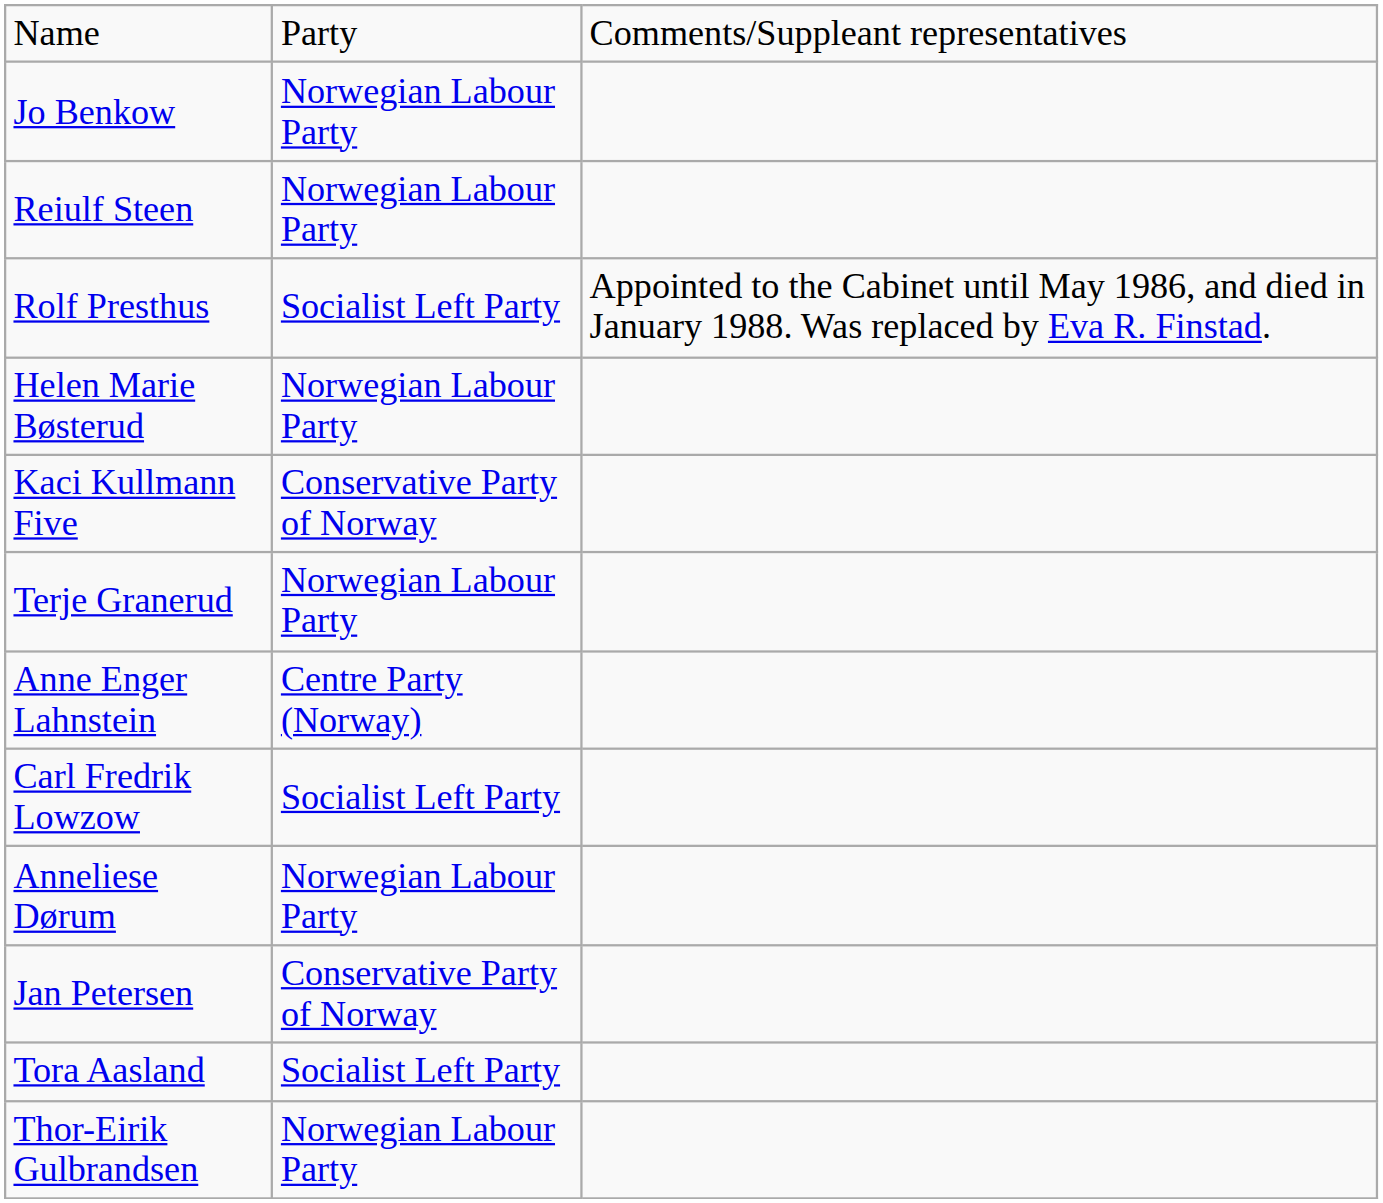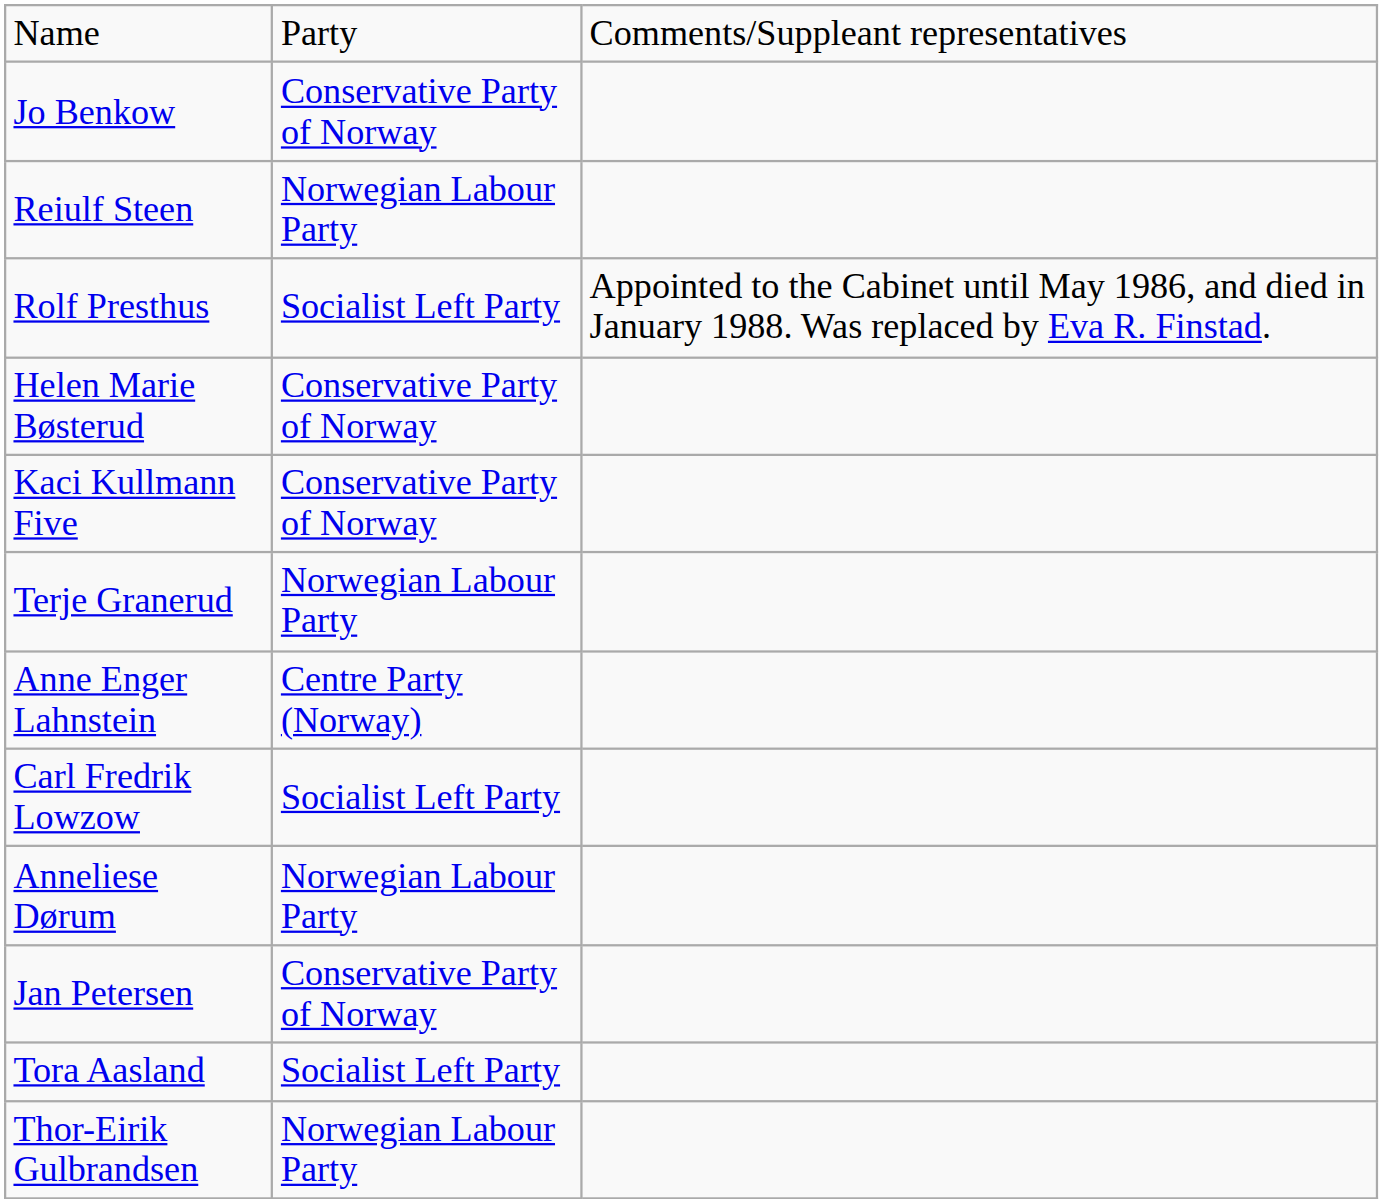(418, 110) Norwegian Labour Party -> (419, 110) Conservative Party of Norway
(418, 404) Norwegian Labour Party -> (419, 404) Conservative Party of Norway
